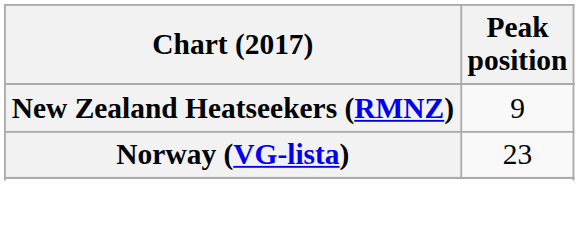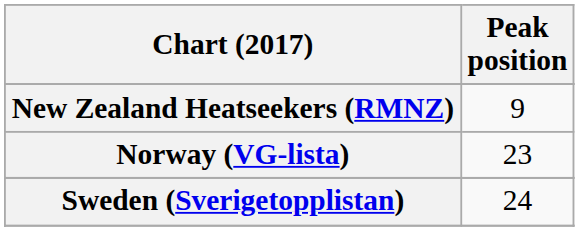+ row: (233, 201)
